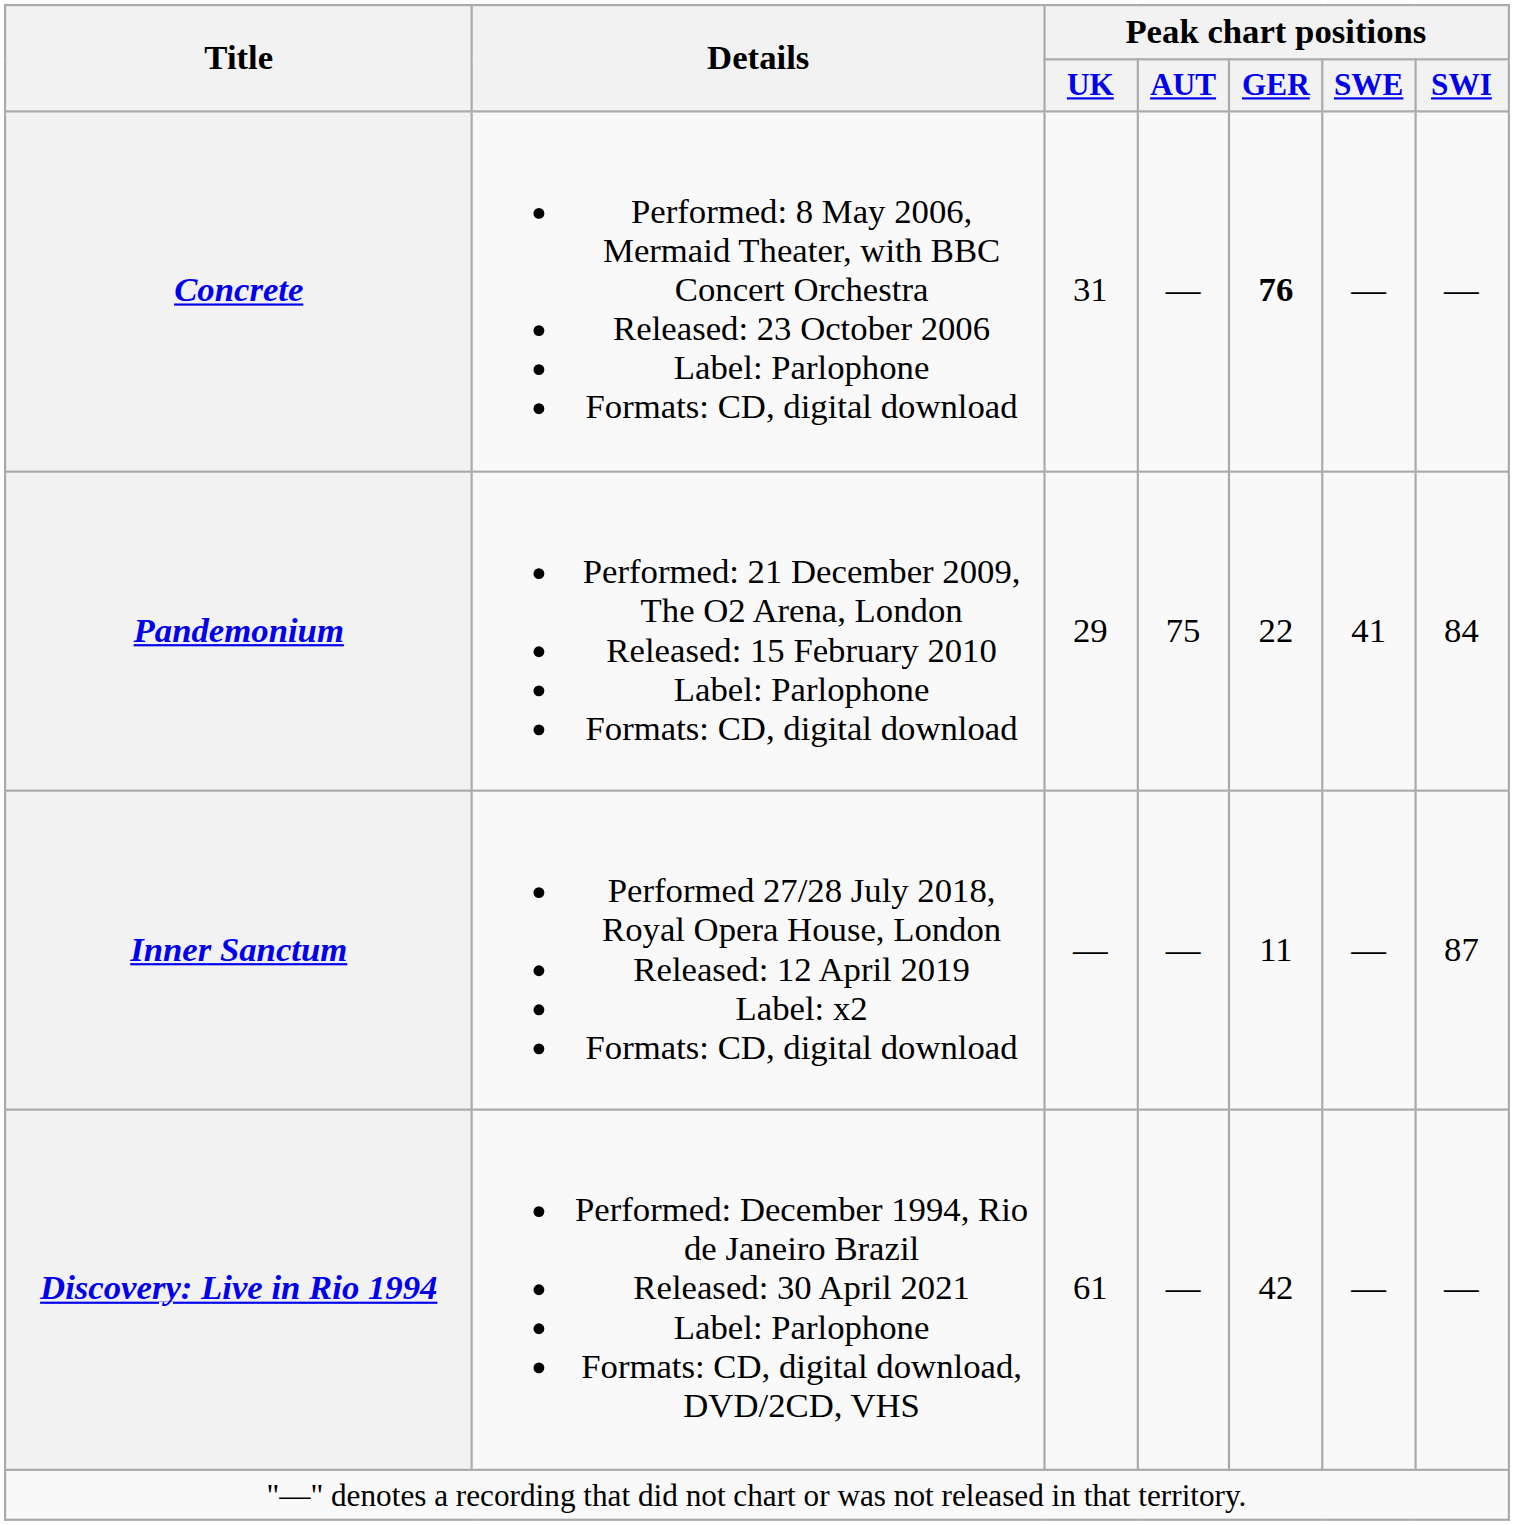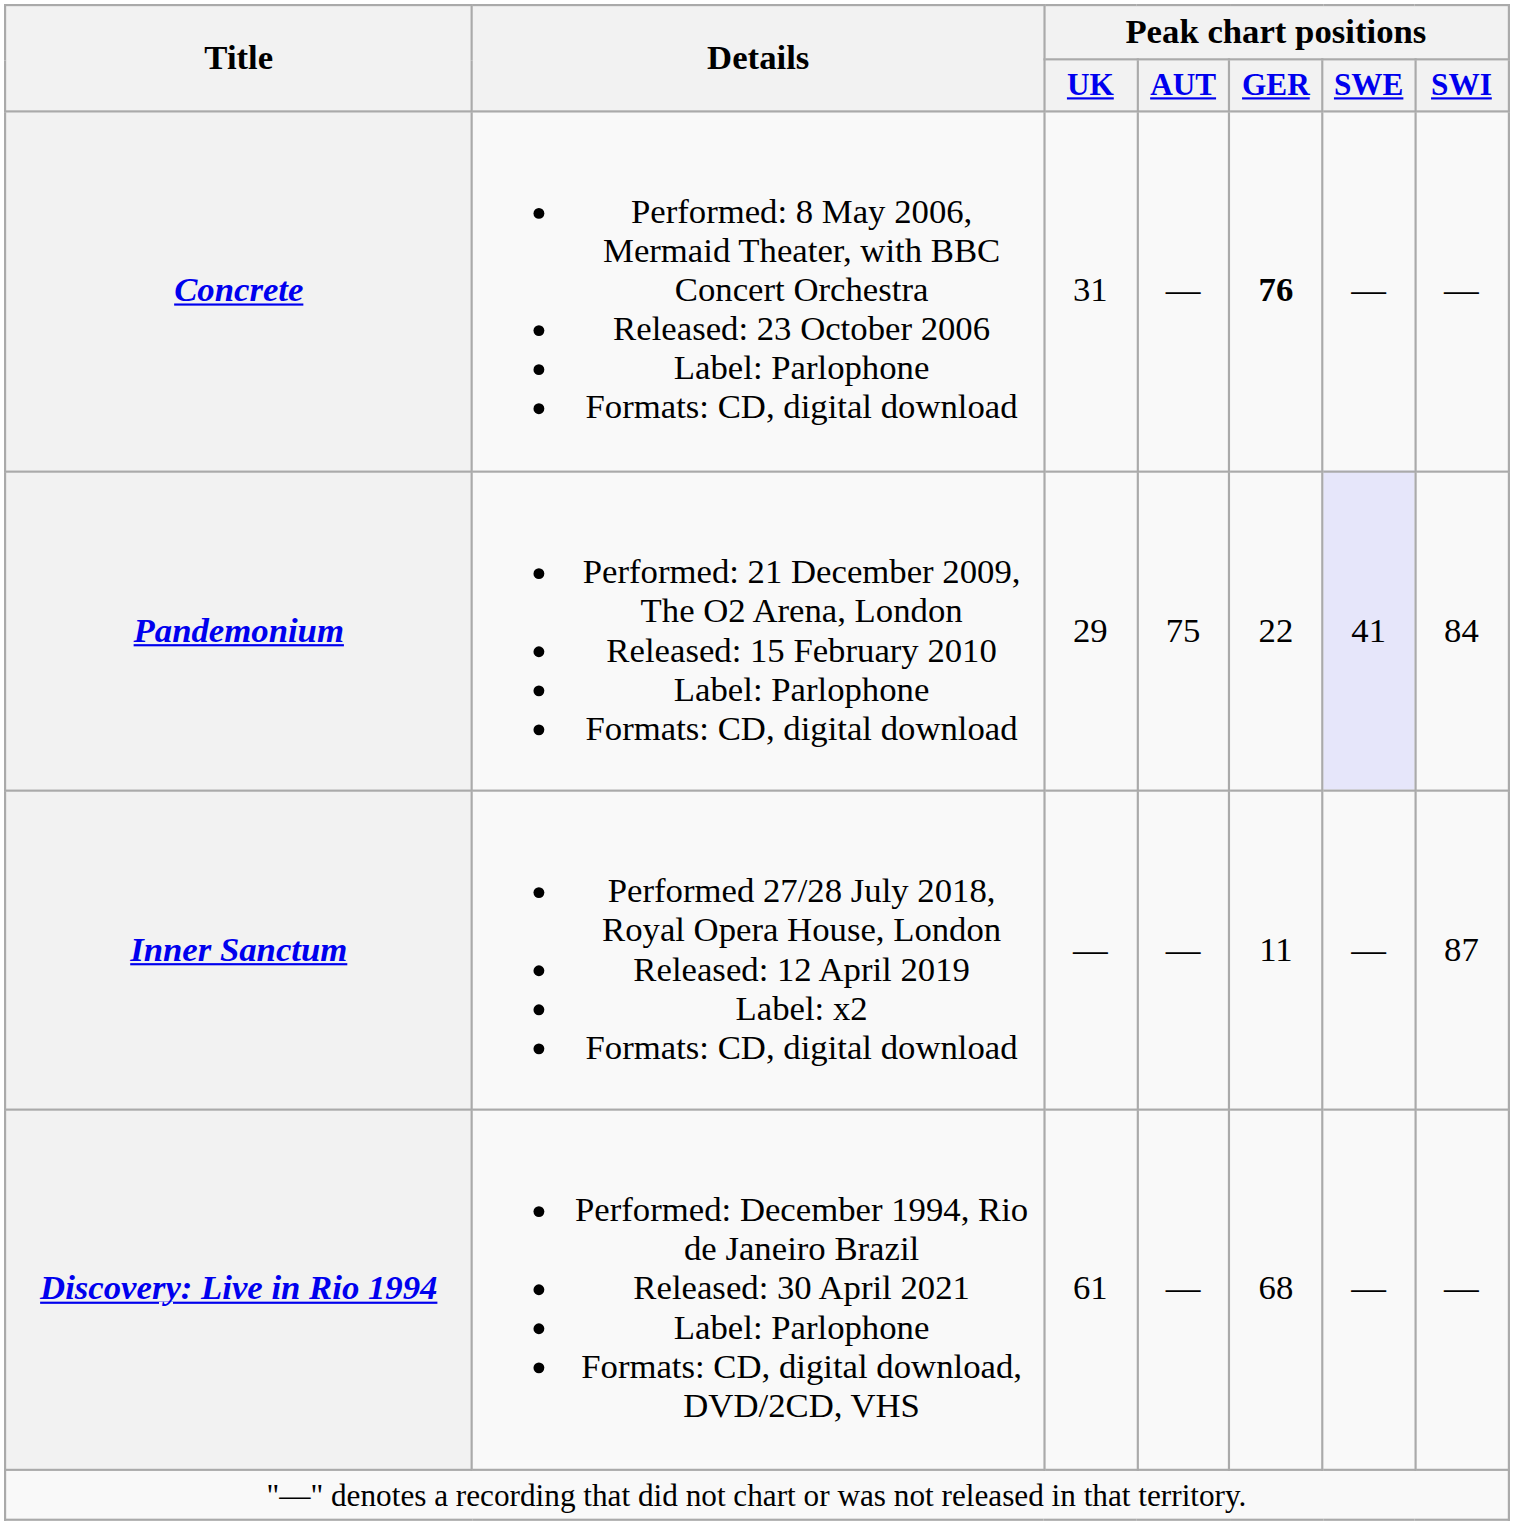(1369, 629) no background -> (1369, 629) lavender background
(1276, 1289) 42 -> (1276, 1289) 68
